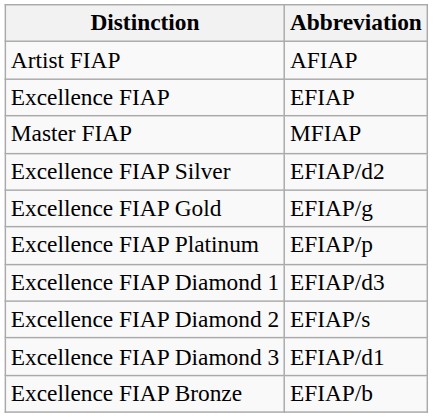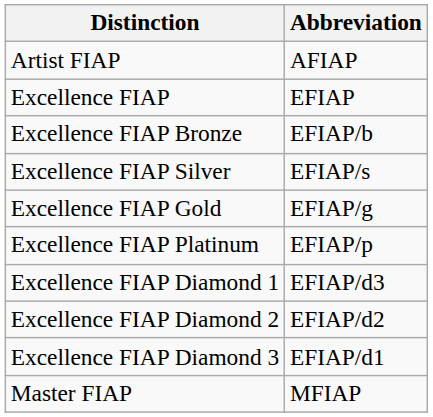rows swapped: (126, 393) <-> (71, 134)
(337, 171) EFIAP/d2 -> (330, 171) EFIAP/s
(330, 319) EFIAP/s -> (337, 319) EFIAP/d2
